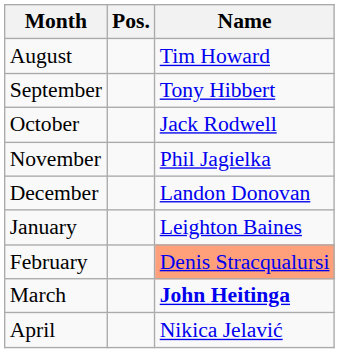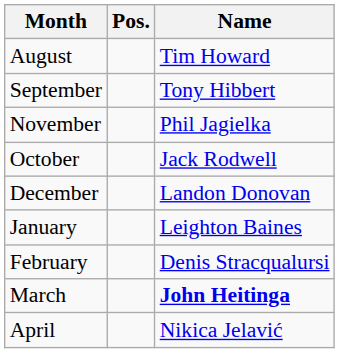rows swapped: (44, 124) <-> (55, 158)
(245, 261) lightsalmon background -> (245, 261) no background
